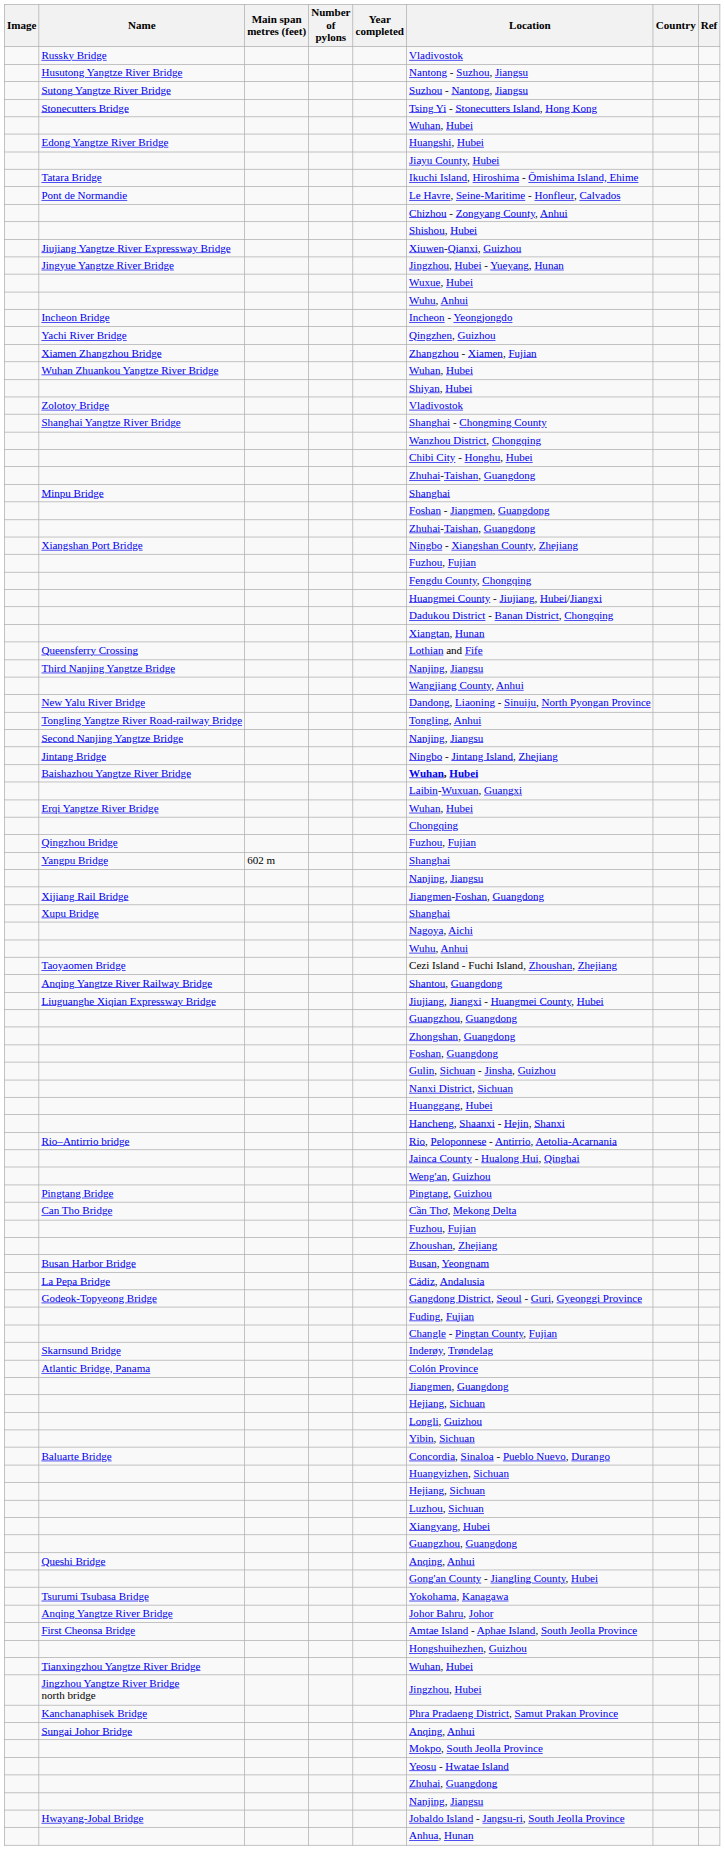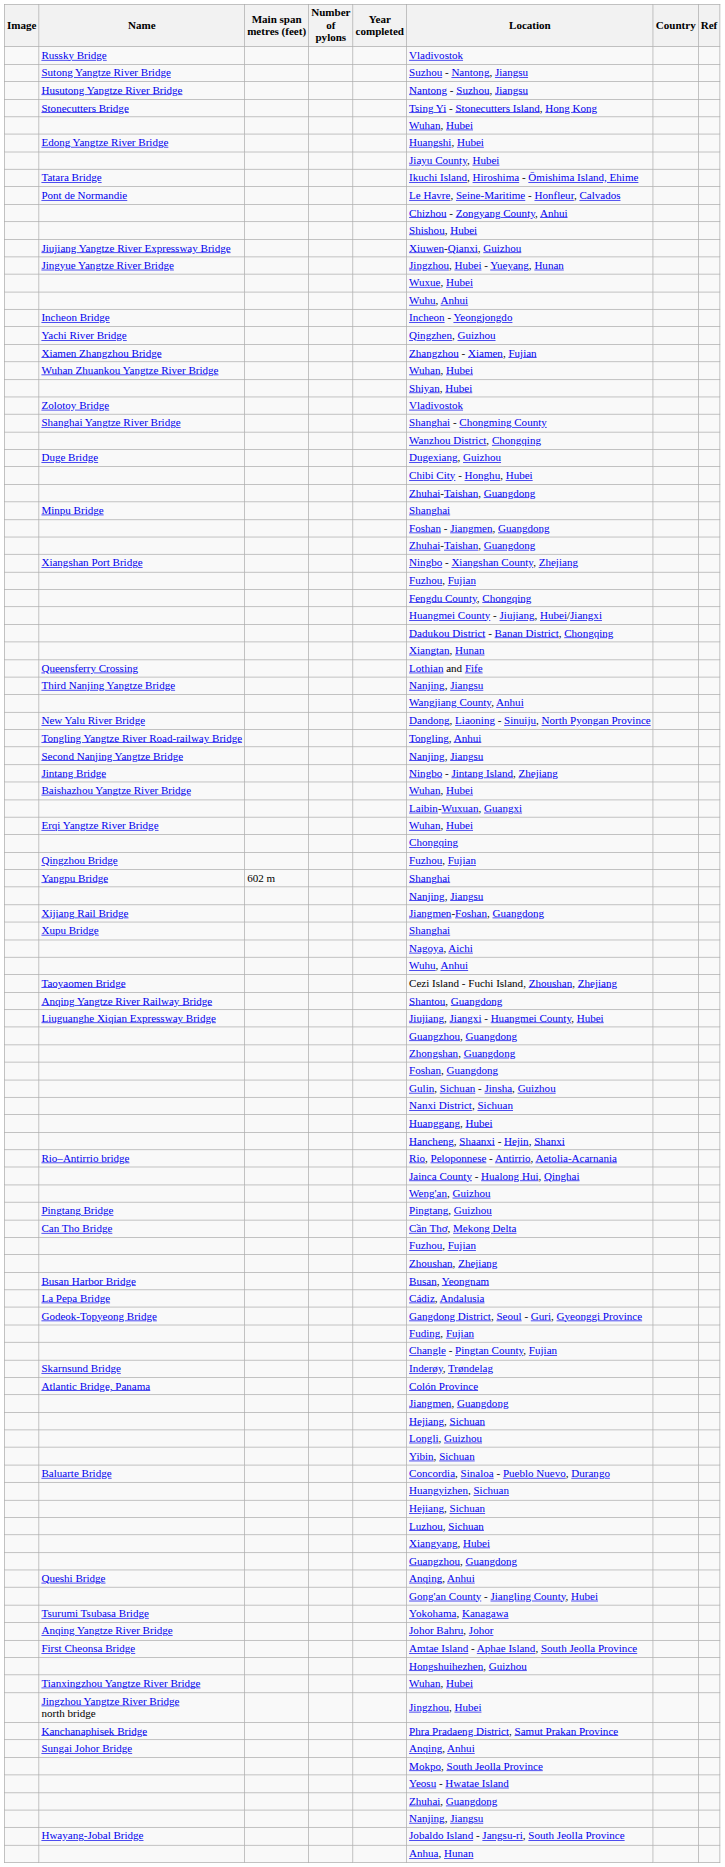rows swapped: (112, 73) <-> (106, 90)
+ row: (70, 458)
(444, 773) bold -> (441, 790) normal
